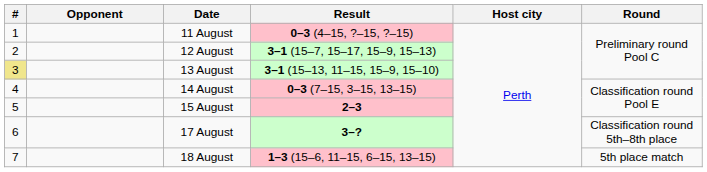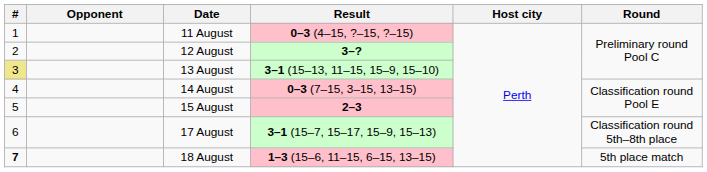(352, 51) 3–1 (15–7, 15–17, 15–9, 15–13) -> (352, 51) 3–?
(352, 133) 3–? -> (352, 133) 3–1 (15–7, 15–17, 15–9, 15–13)
(15, 158) normal -> (15, 158) bold
